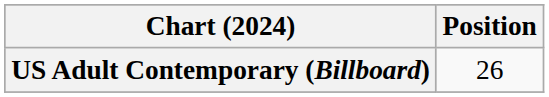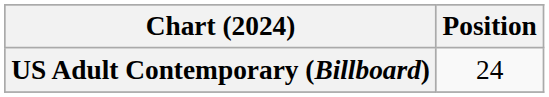(490, 69) 26 -> (490, 69) 24
